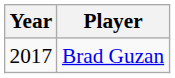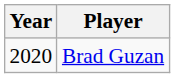(31, 55) 2017 -> (31, 55) 2020
